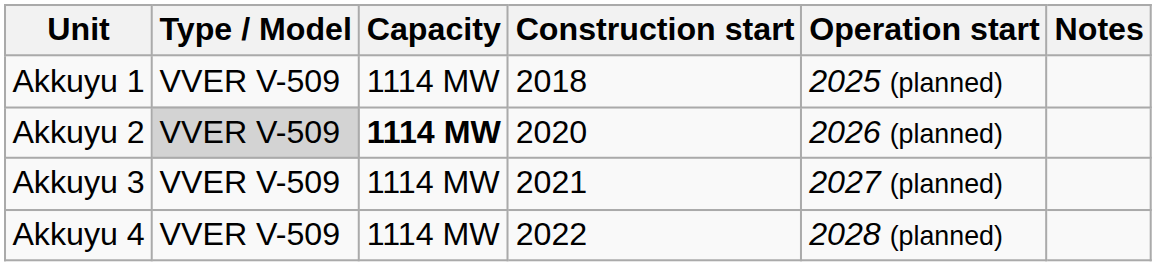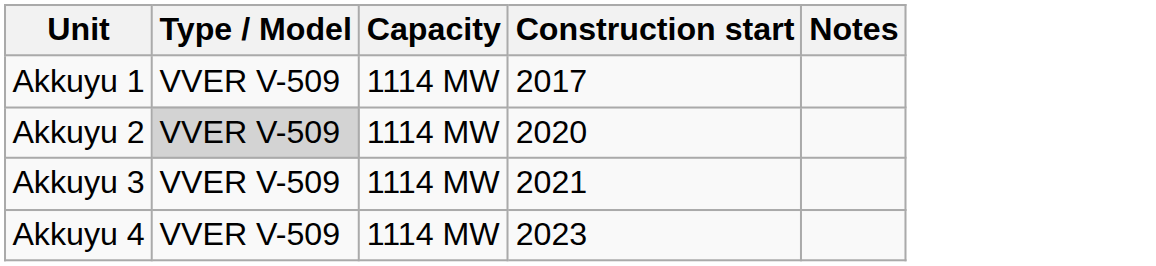- column: (924, 30)
(551, 81) 2018 -> (551, 81) 2017
(434, 132) bold -> (433, 132) normal
(551, 234) 2022 -> (551, 234) 2023
